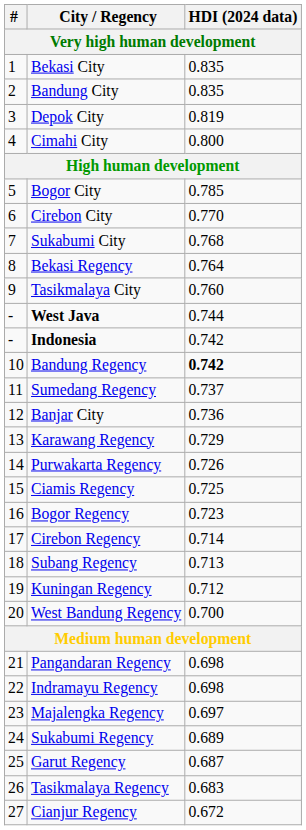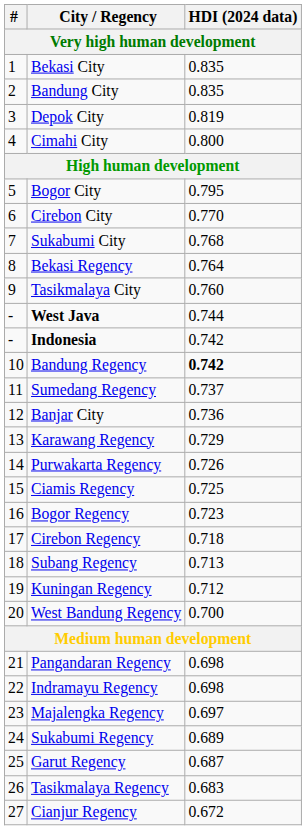(206, 191) 0.785 -> (206, 191) 0.795
(206, 539) 0.714 -> (206, 539) 0.718
